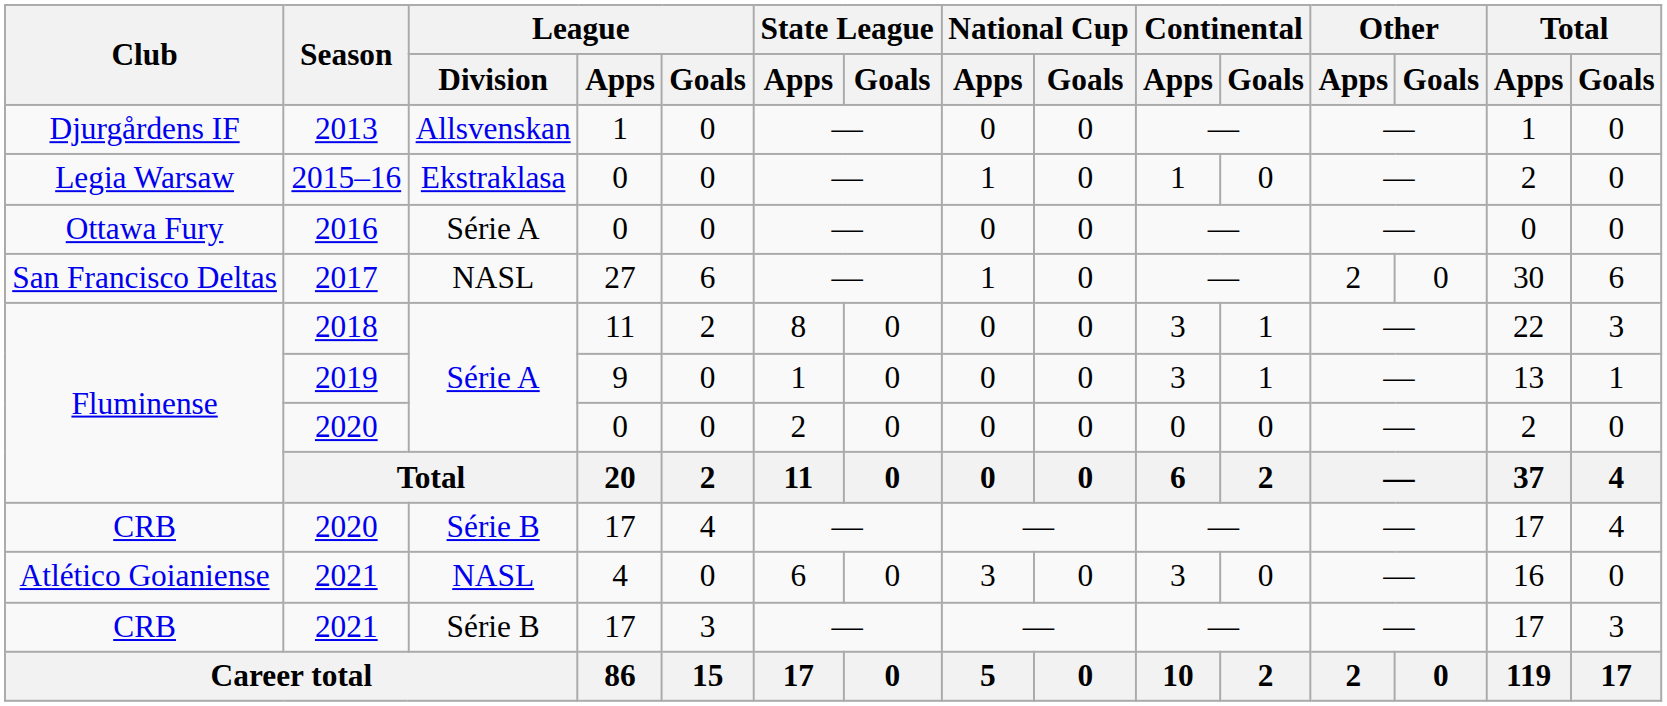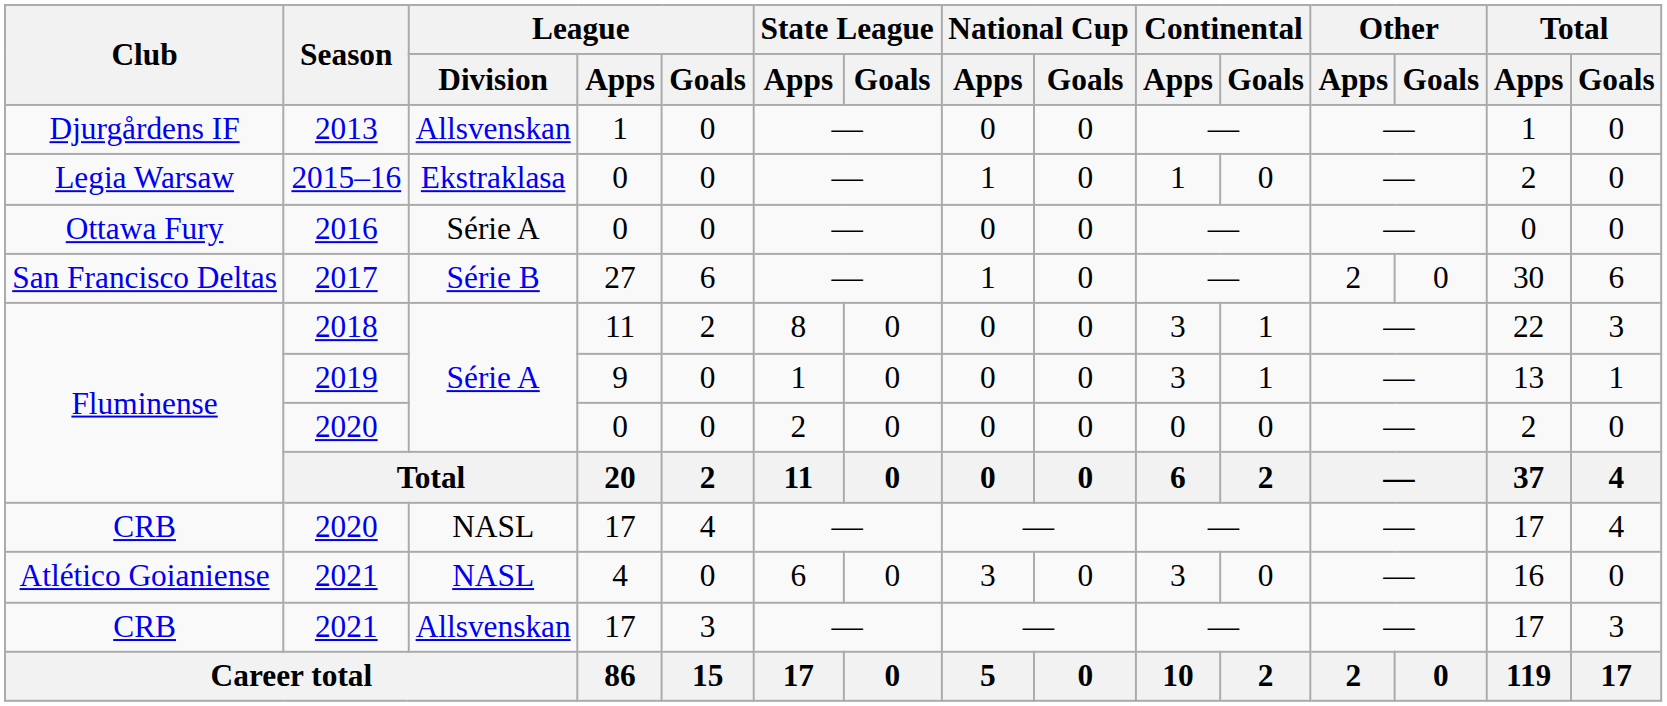(493, 278) NASL -> (493, 278) Série B
(493, 526) Série B -> (493, 526) NASL
(493, 626) Série B -> (493, 626) Allsvenskan
